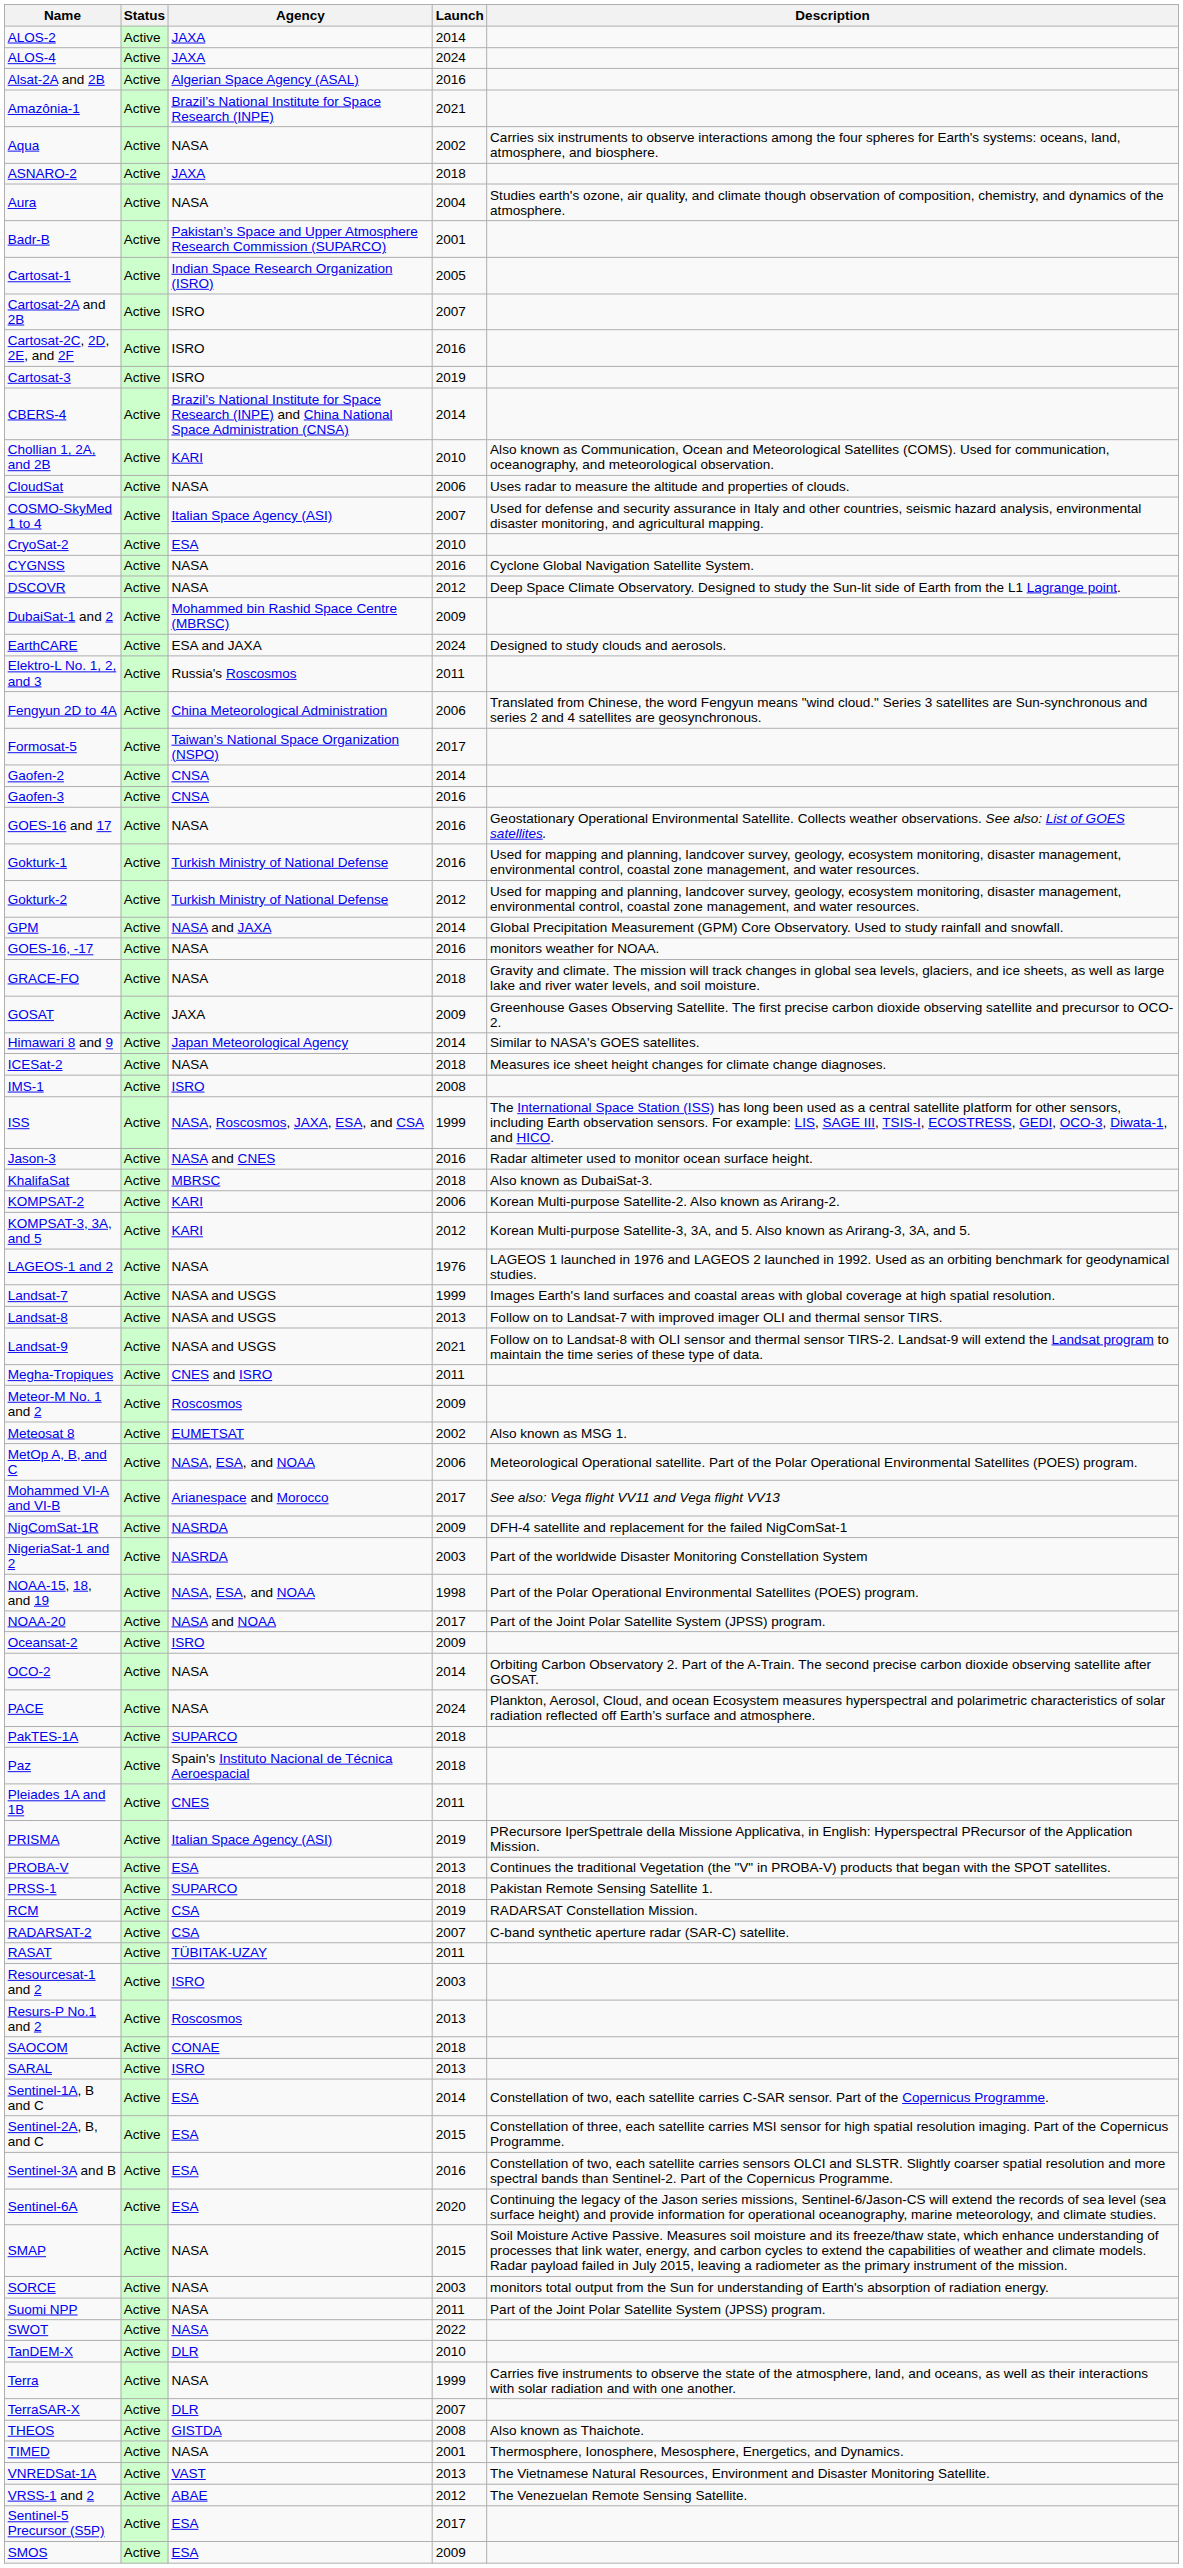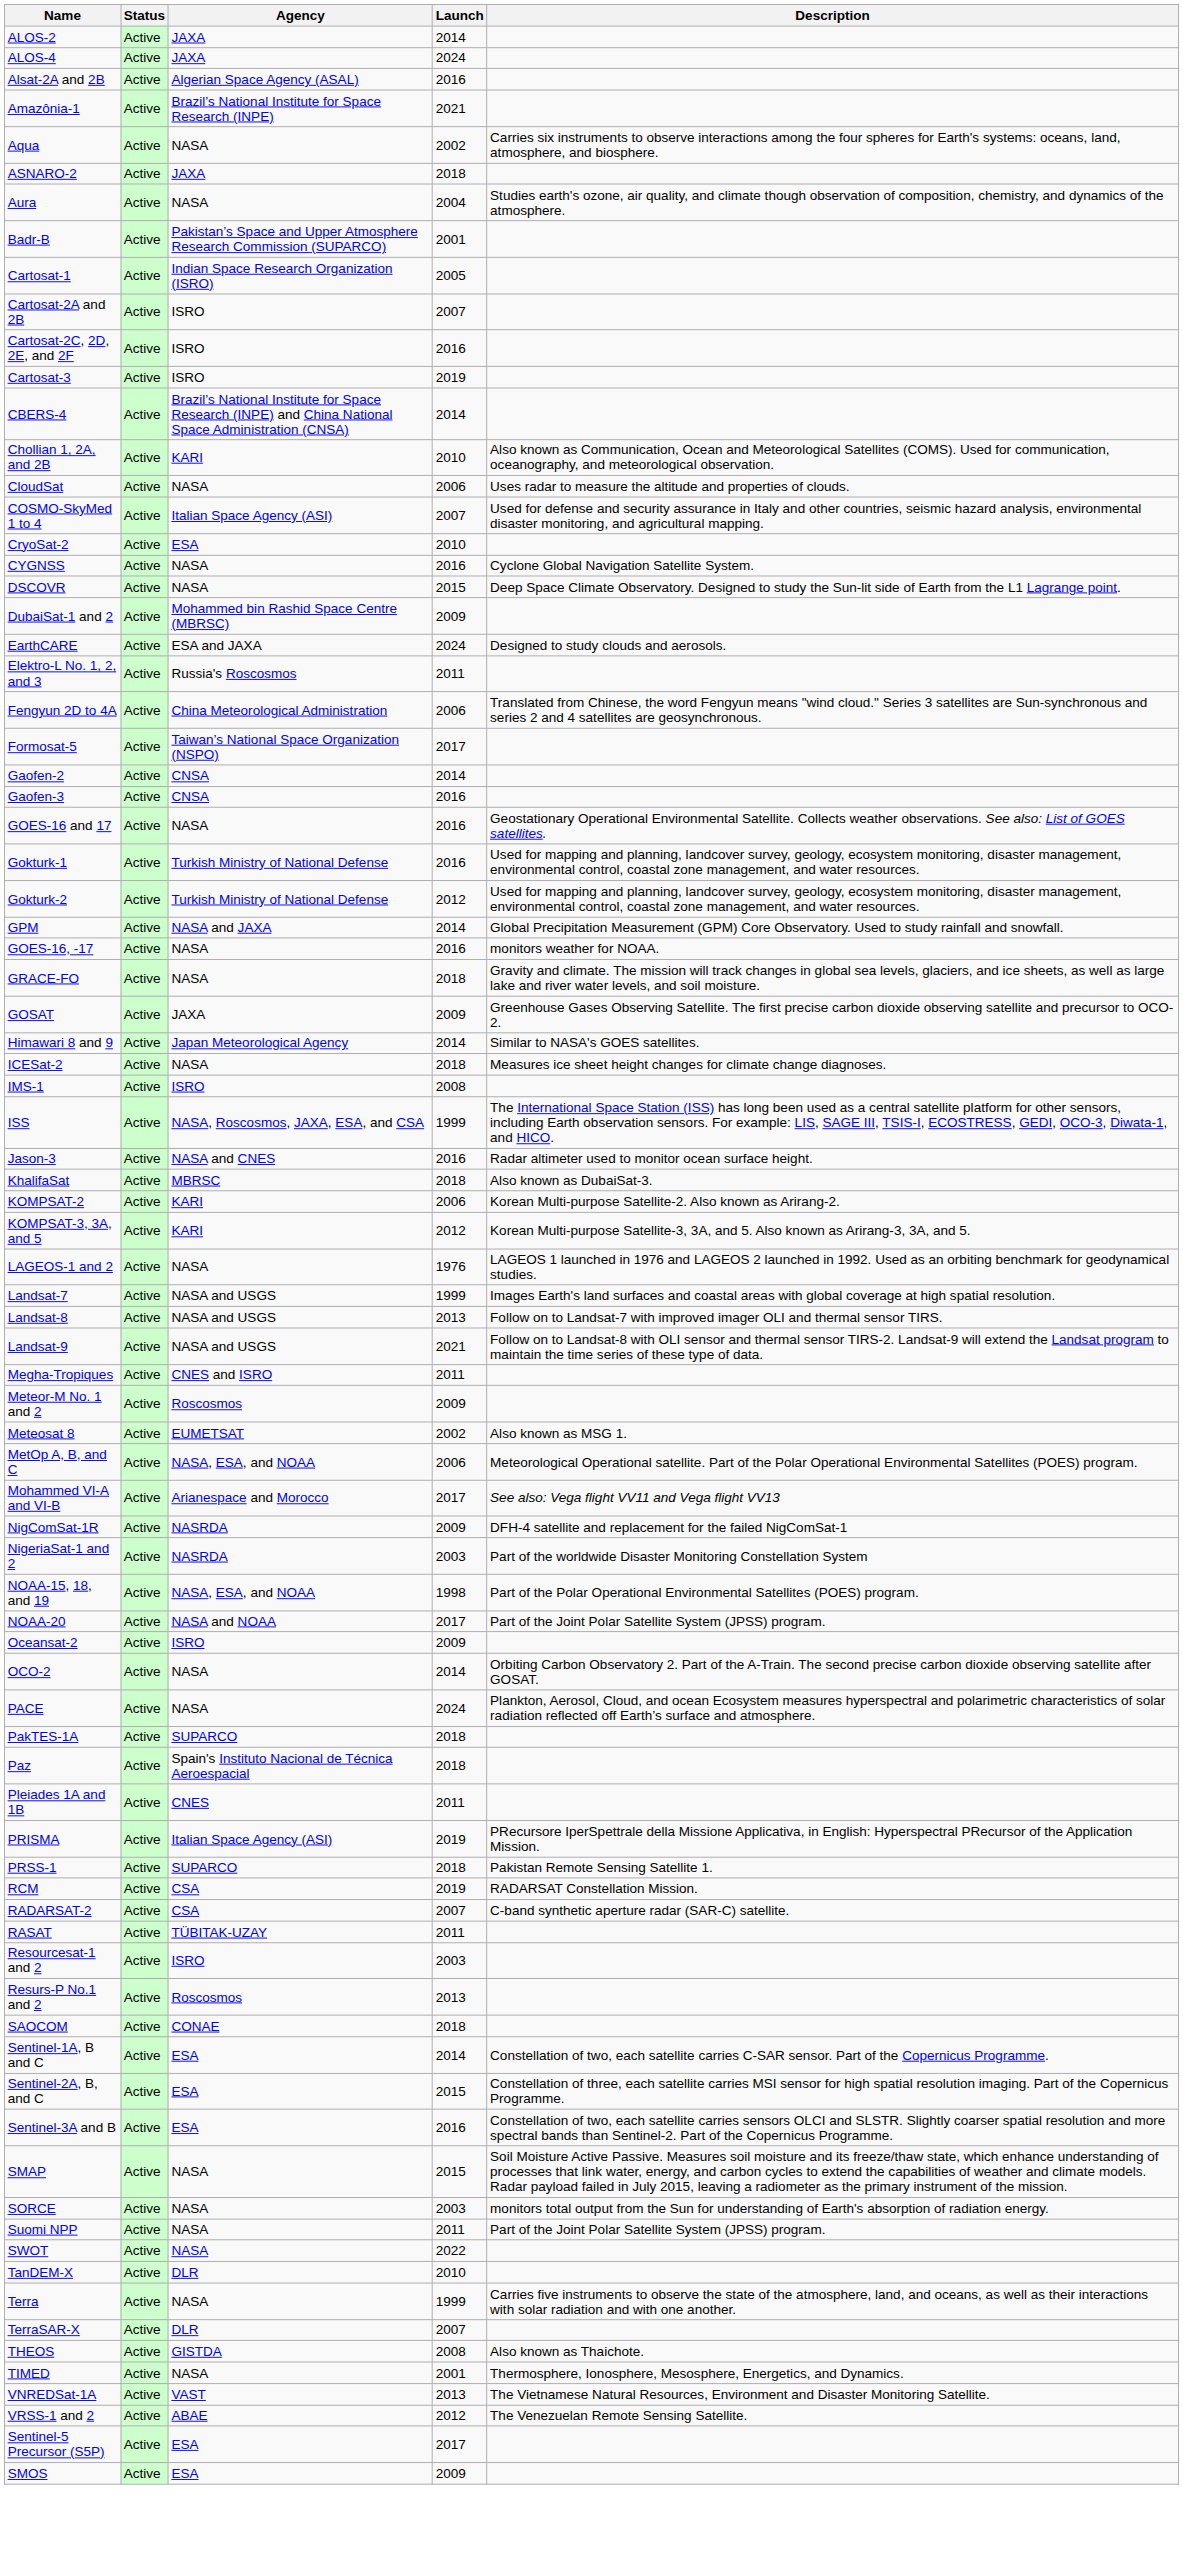(451, 587) 2012 -> (451, 587) 2015
- row: (38, 1868)
- row: (30, 2069)
- row: (43, 2207)
